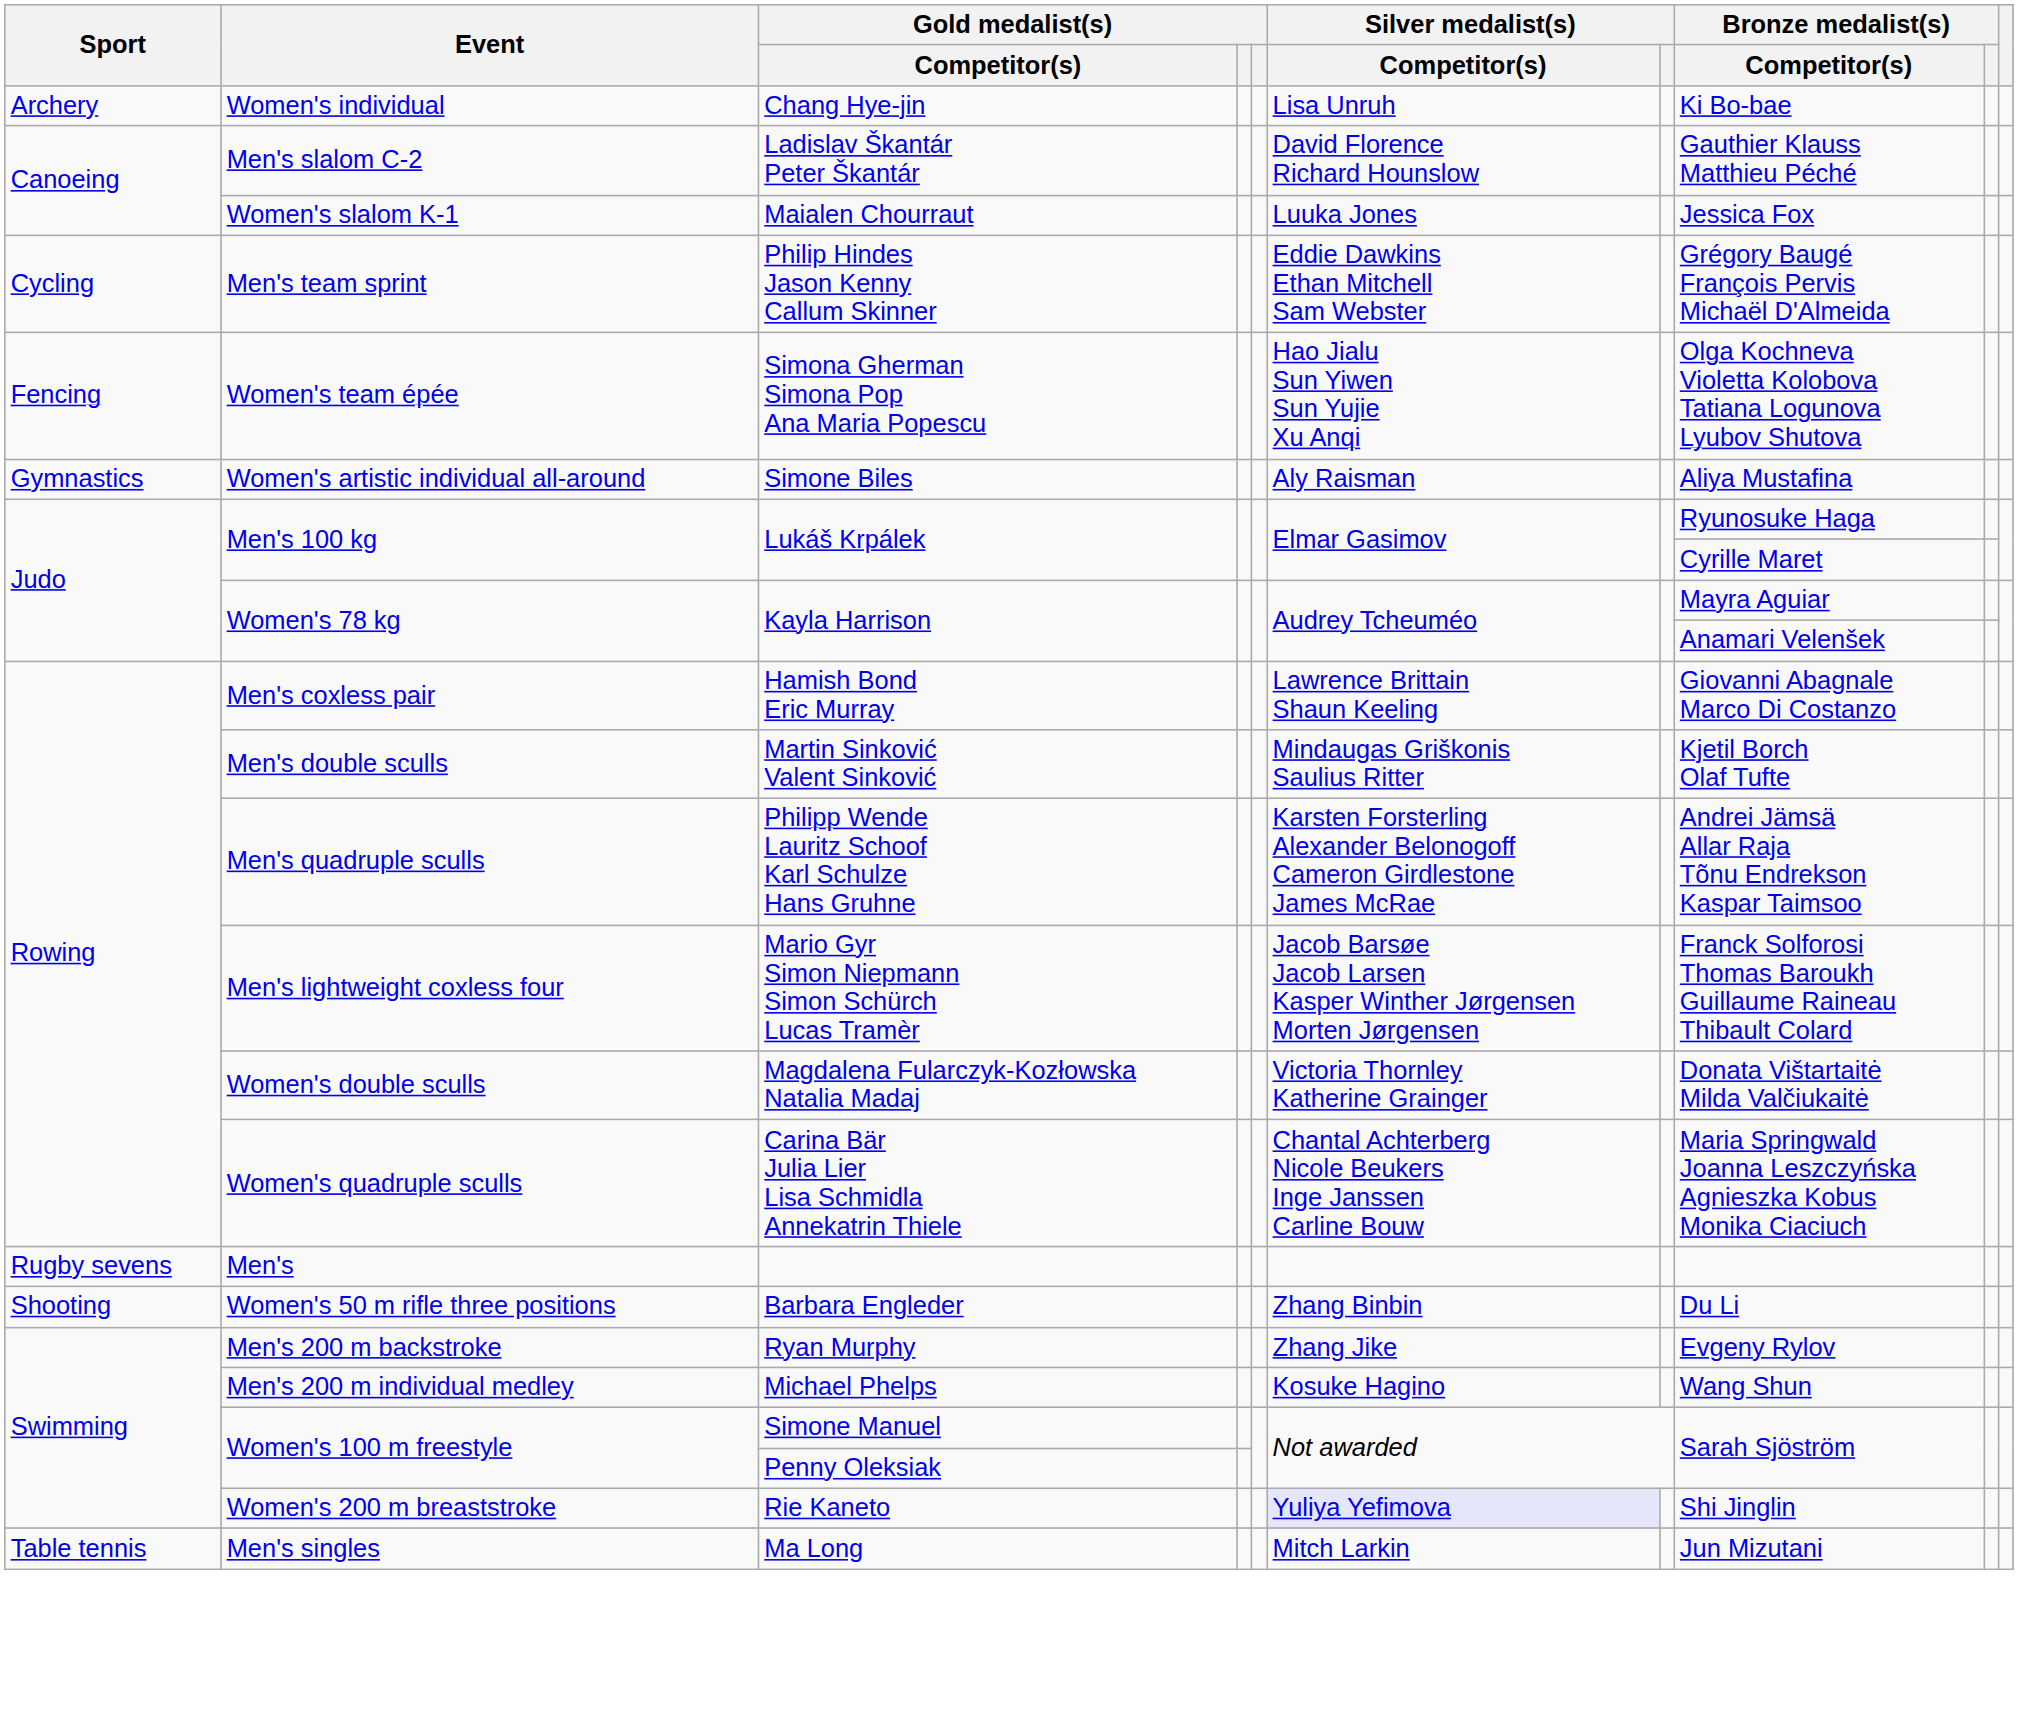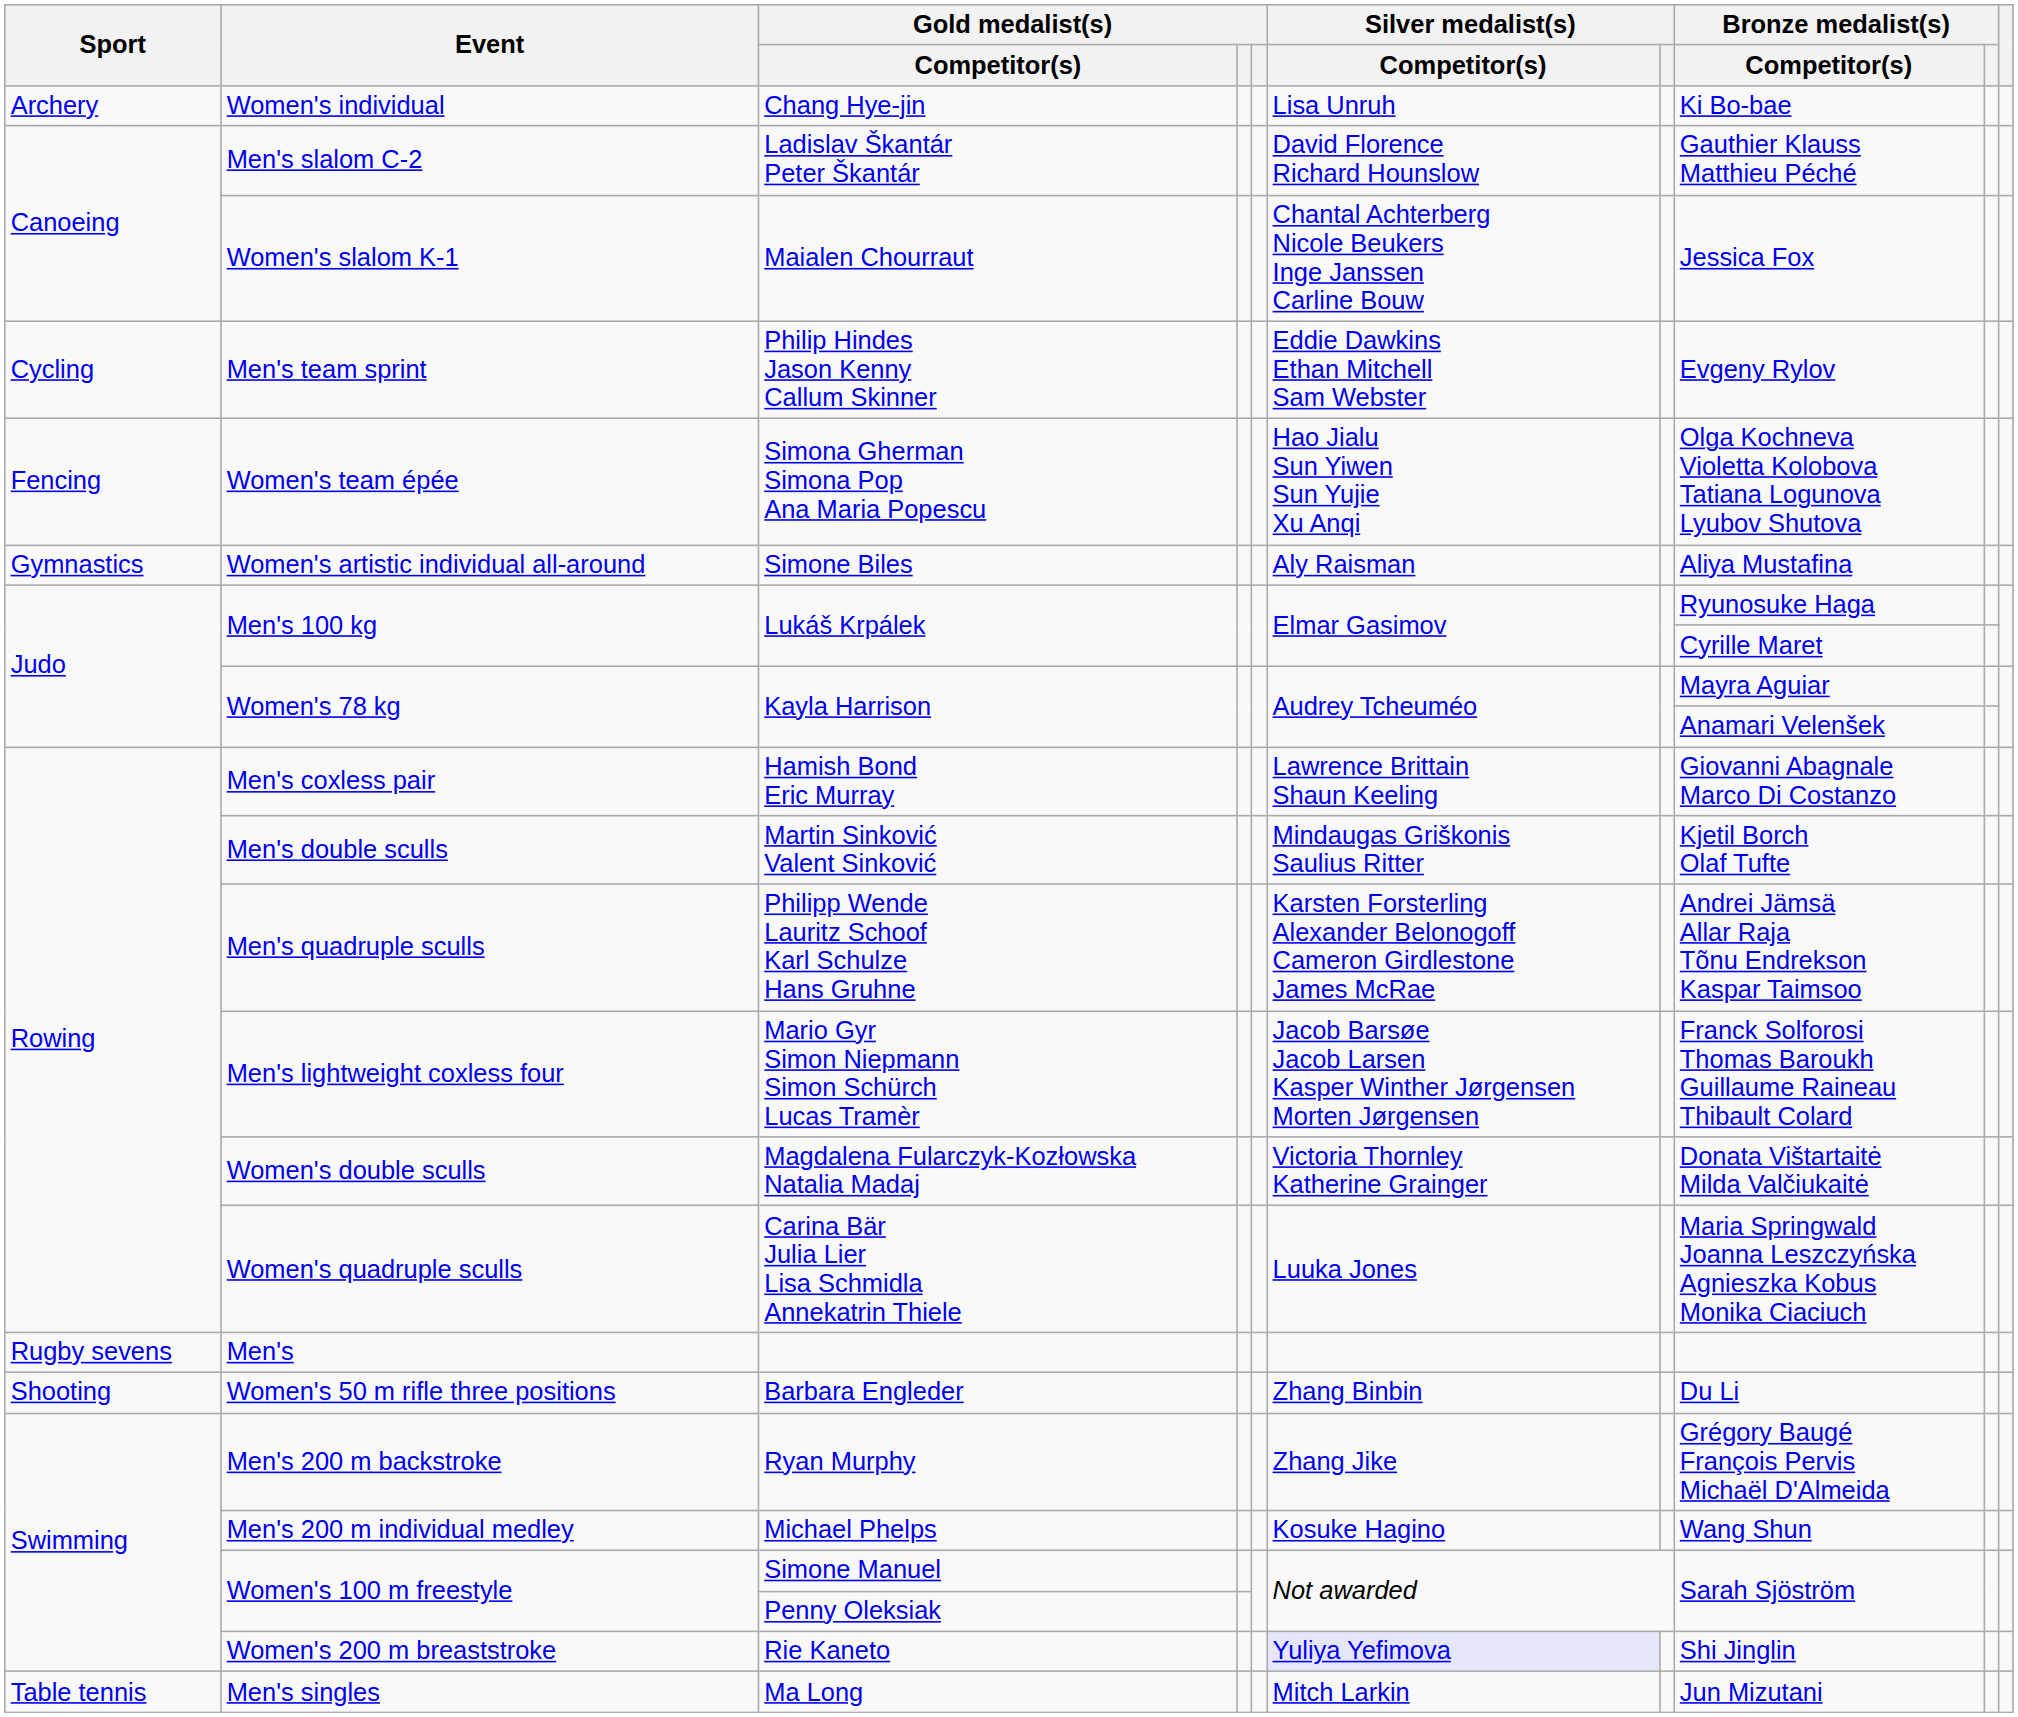(1345, 214) Luuka Jones -> (1381, 257) Chantal Achterberg Nicole Beukers Inge Janssen Carline Bouw
(1785, 283) Grégory Baugé François Pervis Michaël D'Almeida -> (1758, 369) Evgeny Rylov
(1381, 1182) Chantal Achterberg Nicole Beukers Inge Janssen Carline Bouw -> (1345, 1268) Luuka Jones
(1758, 1346) Evgeny Rylov -> (1785, 1461) Grégory Baugé François Pervis Michaël D'Almeida
